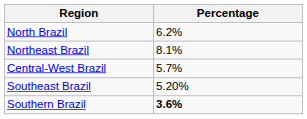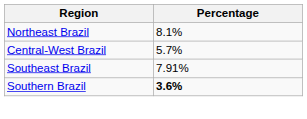- row: (37, 31)
(172, 86) 5.20% -> (172, 68) 7.91%
